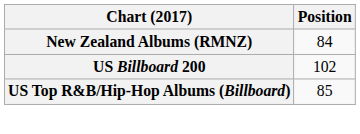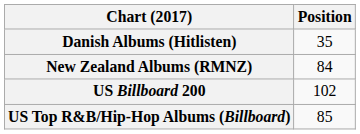+ row: (149, 41)
